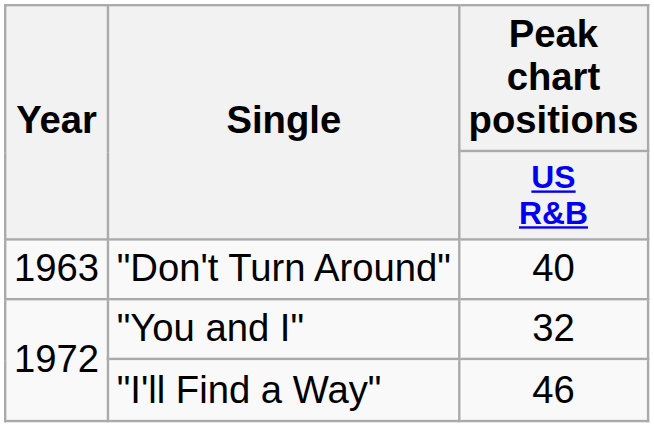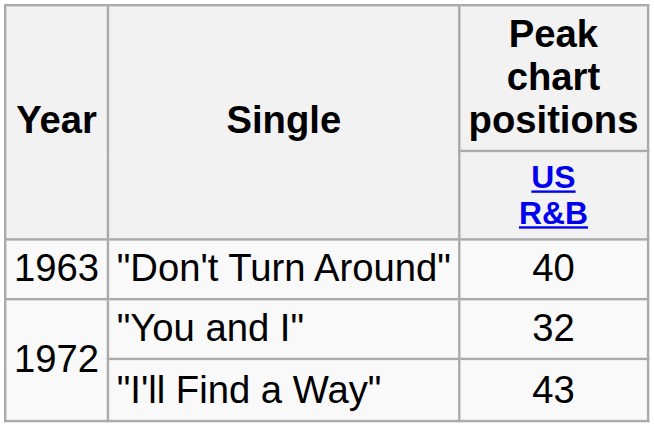(553, 389) 46 -> (553, 389) 43
